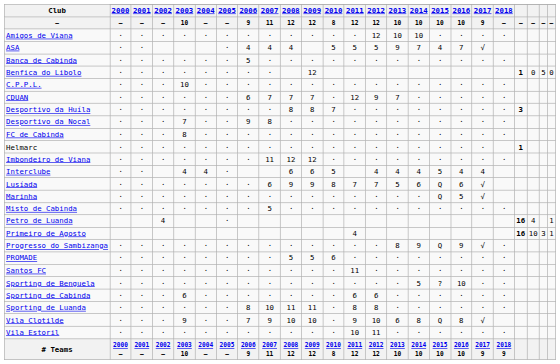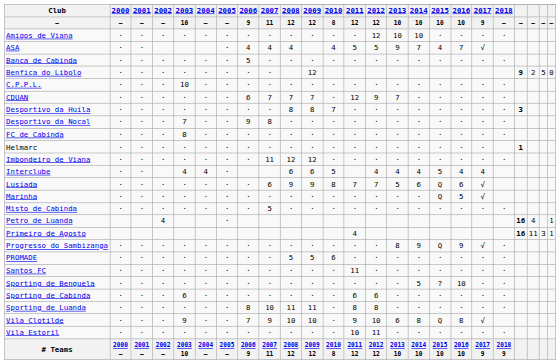(334, 47) 5 -> (334, 47) 4
(521, 72) 1 -> (521, 72) 9
(533, 72) 0 -> (533, 72) 2
(533, 233) 10 -> (533, 233) 11
